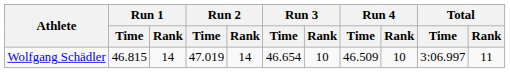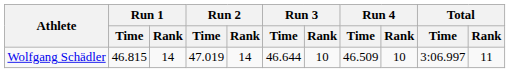(284, 57) 46.654 -> (284, 57) 46.644
